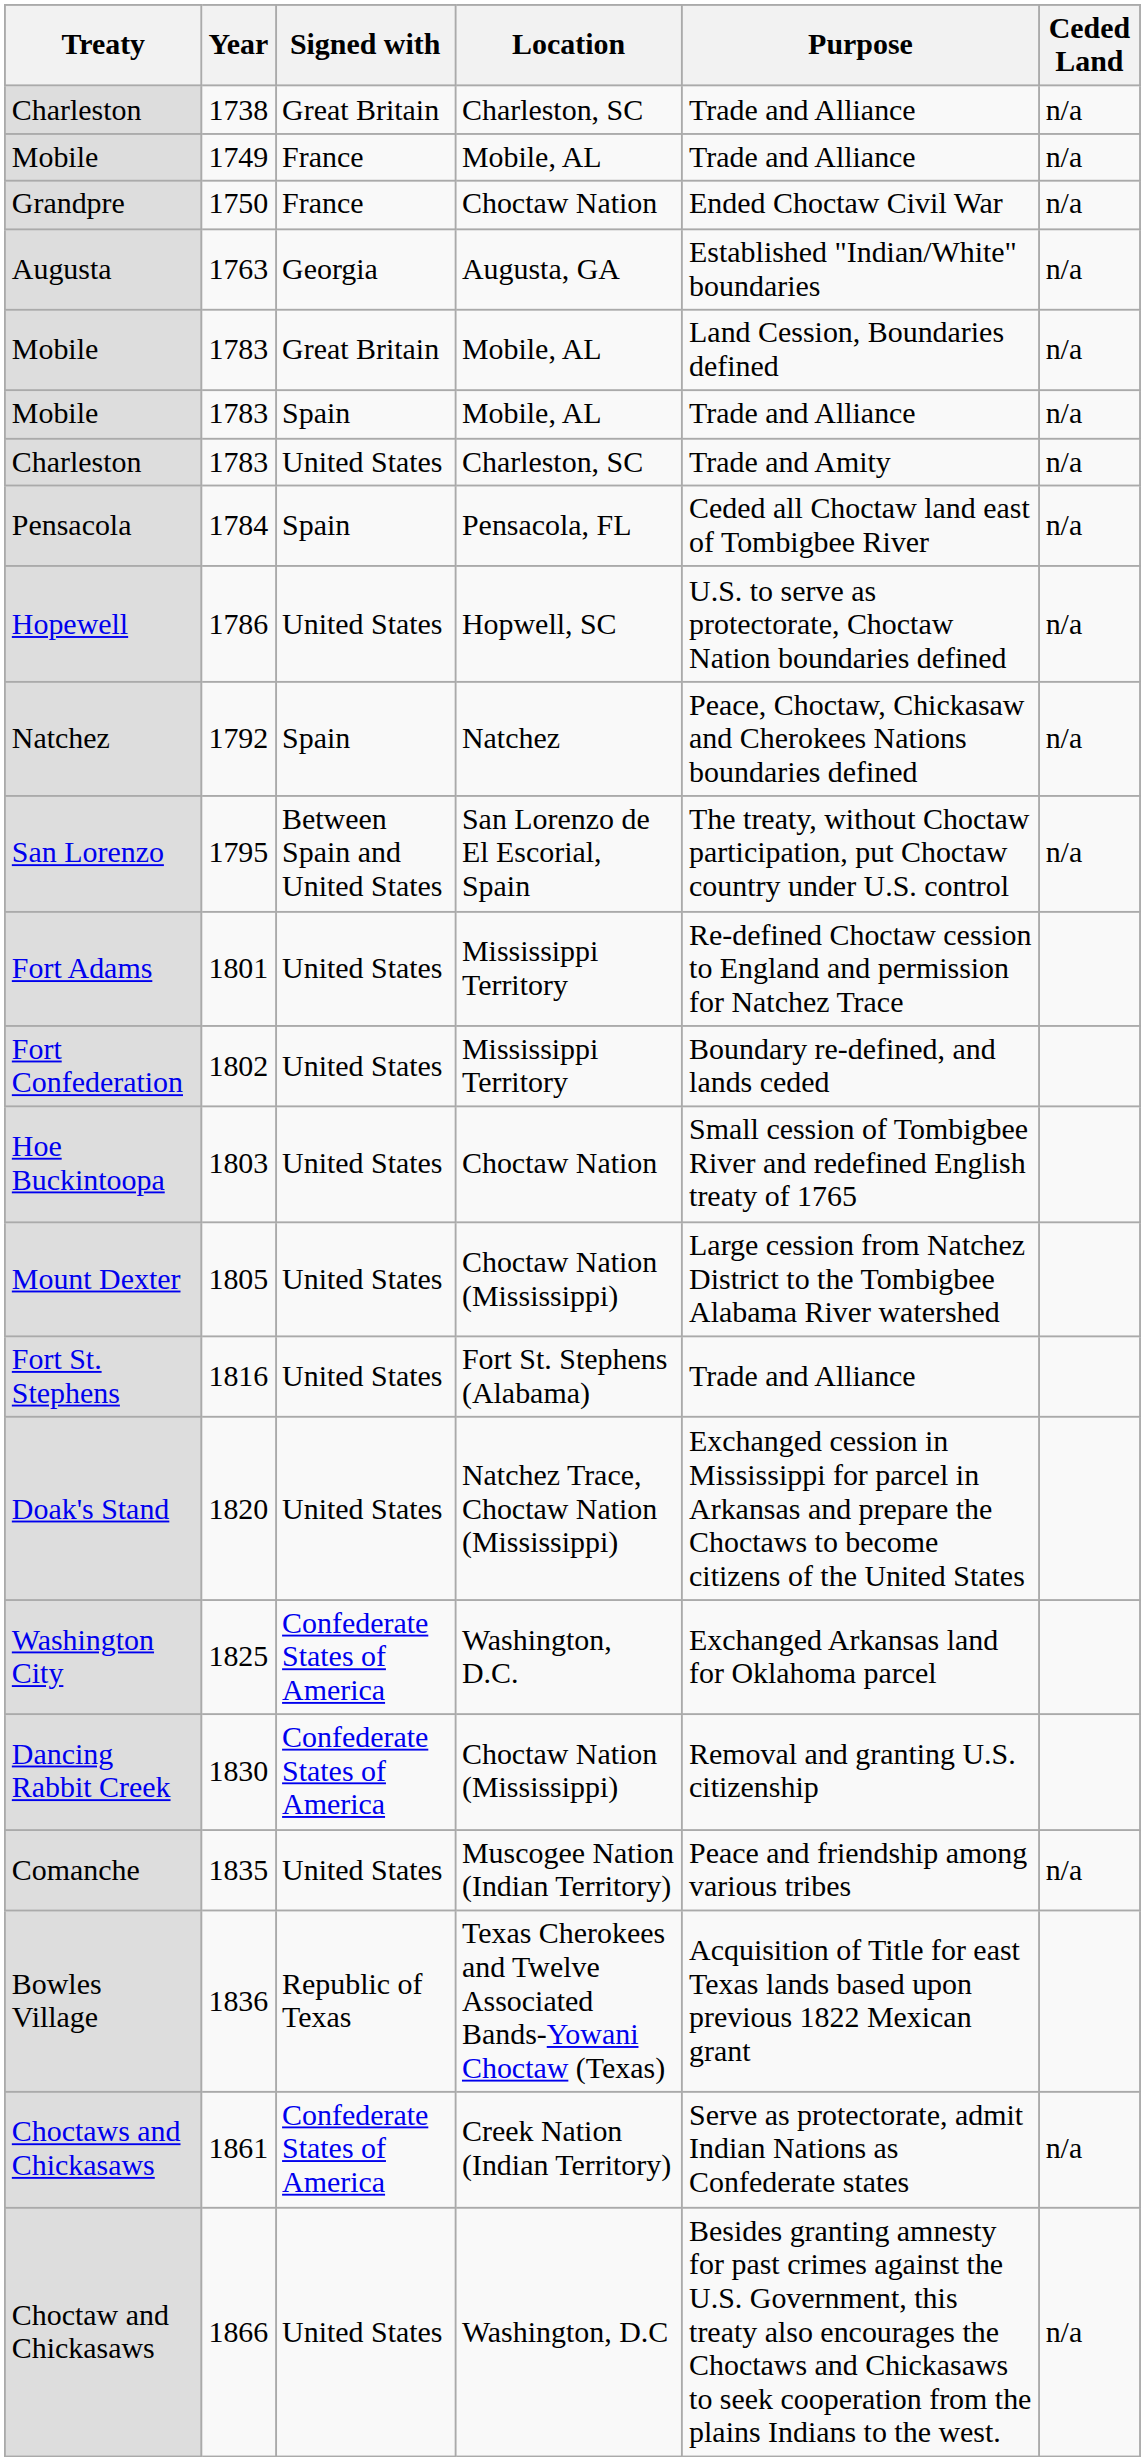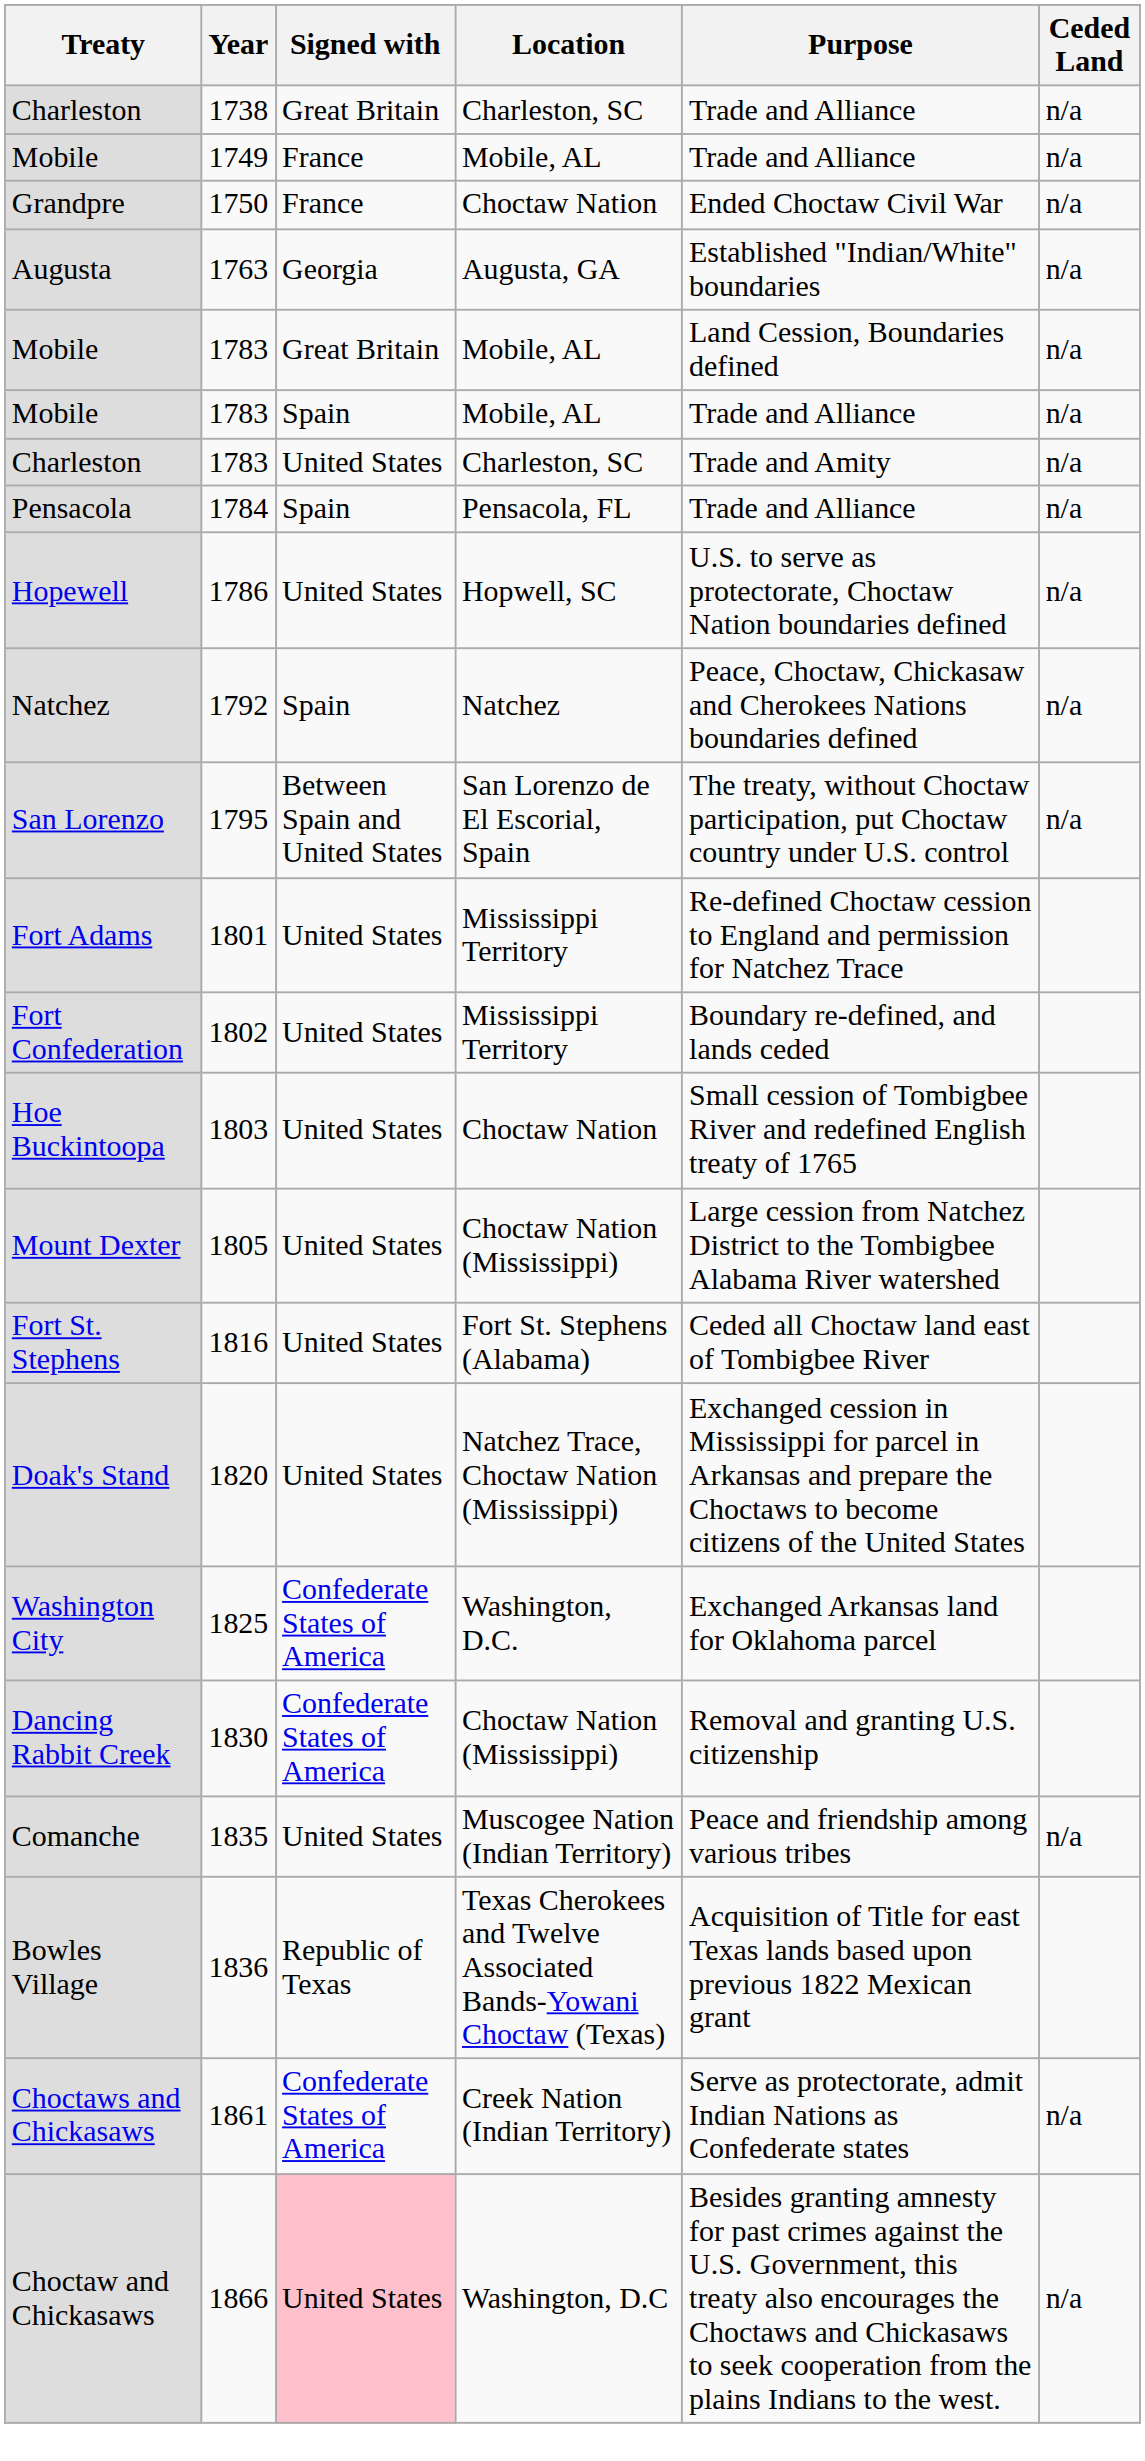(859, 525) Ceded all Choctaw land east of Tombigbee River -> (802, 508) Trade and Alliance
(802, 1376) Trade and Alliance -> (859, 1342) Ceded all Choctaw land east of Tombigbee River
(362, 2331) no background -> (362, 2297) pink background
